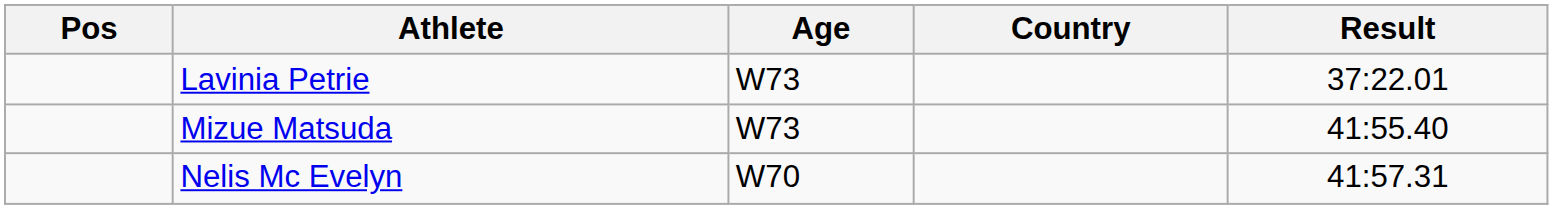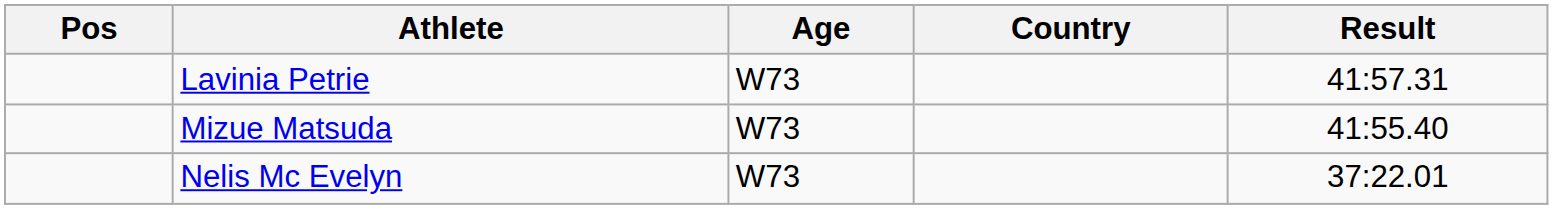(1388, 78) 37:22.01 -> (1388, 78) 41:57.31
(768, 177) W70 -> (768, 177) W73
(1388, 177) 41:57.31 -> (1388, 177) 37:22.01
